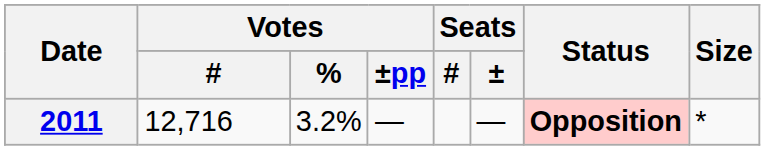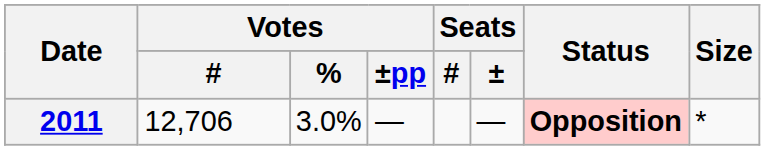(189, 120) 12,716 -> (189, 120) 12,706
(329, 120) 3.2% -> (329, 120) 3.0%
